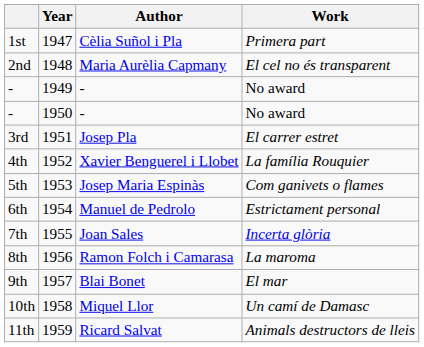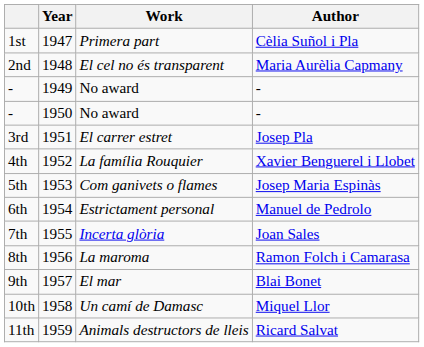columns swapped: (330, 16) <-> (159, 16)
